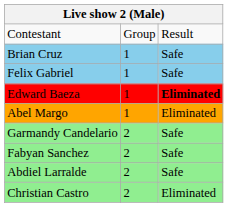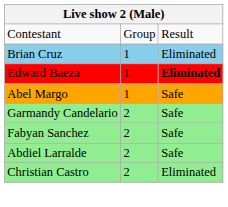(172, 53) Safe -> (189, 53) Eliminated
- row: (40, 73)
(189, 113) Eliminated -> (172, 93) Safe
